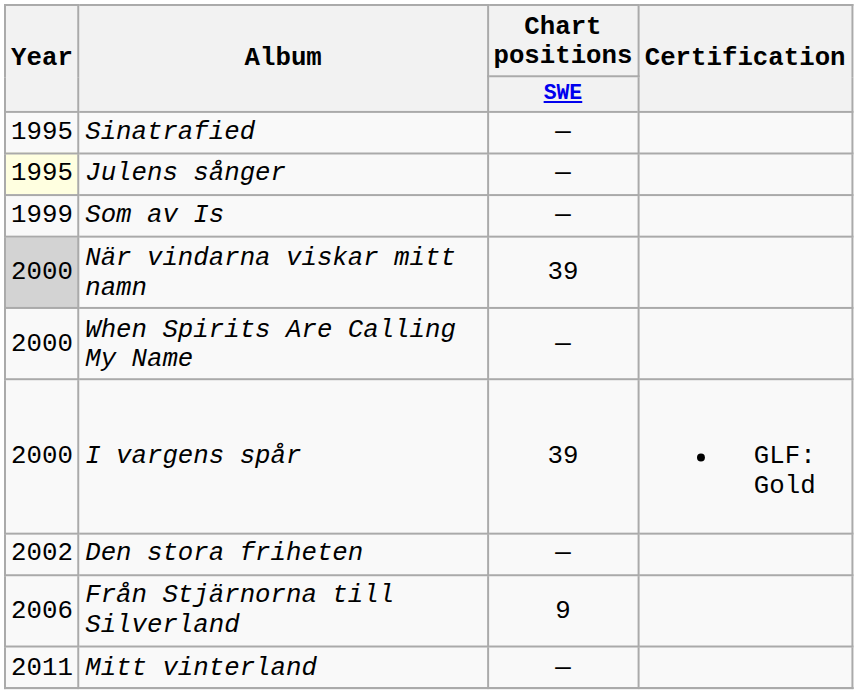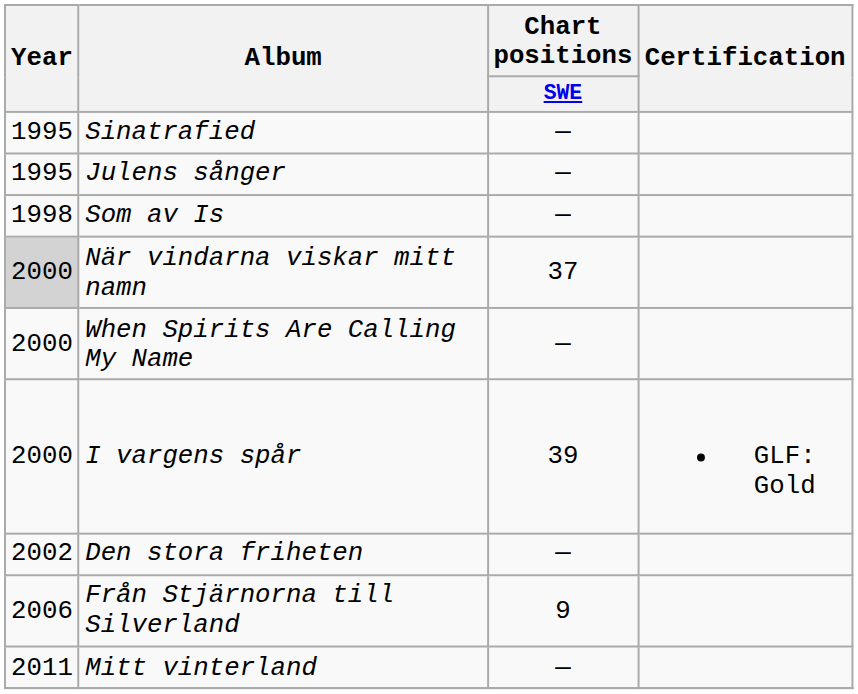(42, 174) lightyellow background -> (42, 174) no background
(42, 216) 1999 -> (42, 216) 1998
(563, 273) 39 -> (563, 273) 37
